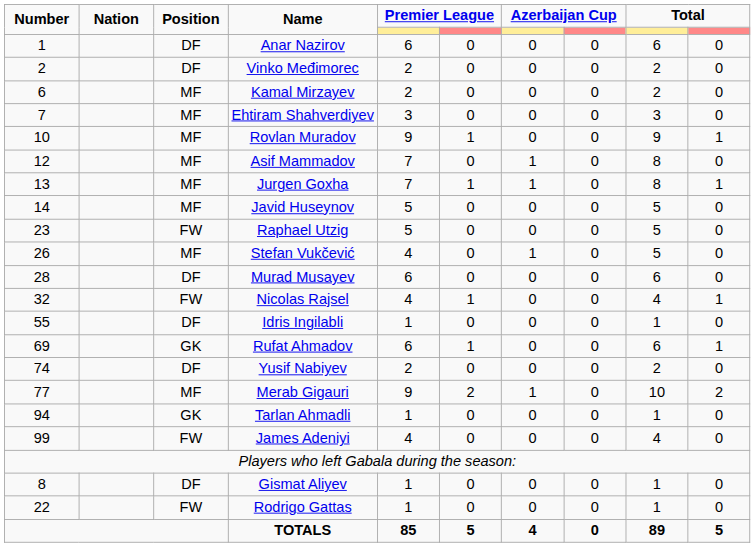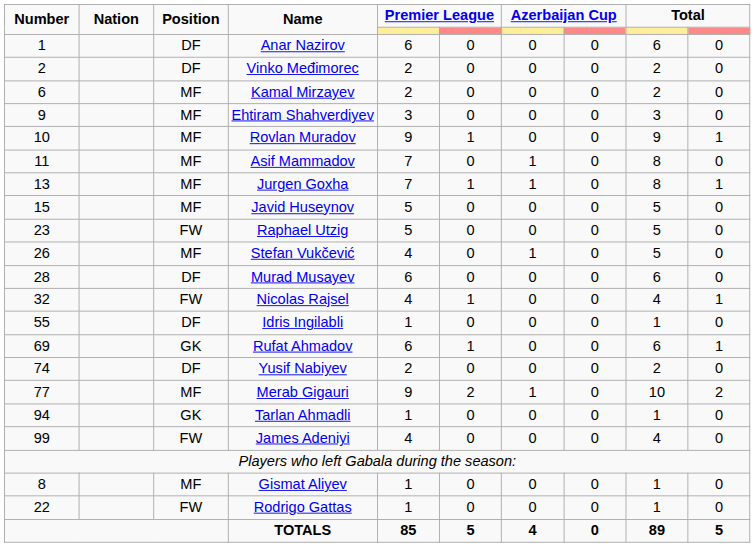(42, 115) 7 -> (42, 115) 9
(42, 161) 12 -> (42, 161) 11
(42, 207) 14 -> (42, 207) 15
(191, 484) DF -> (191, 484) MF
